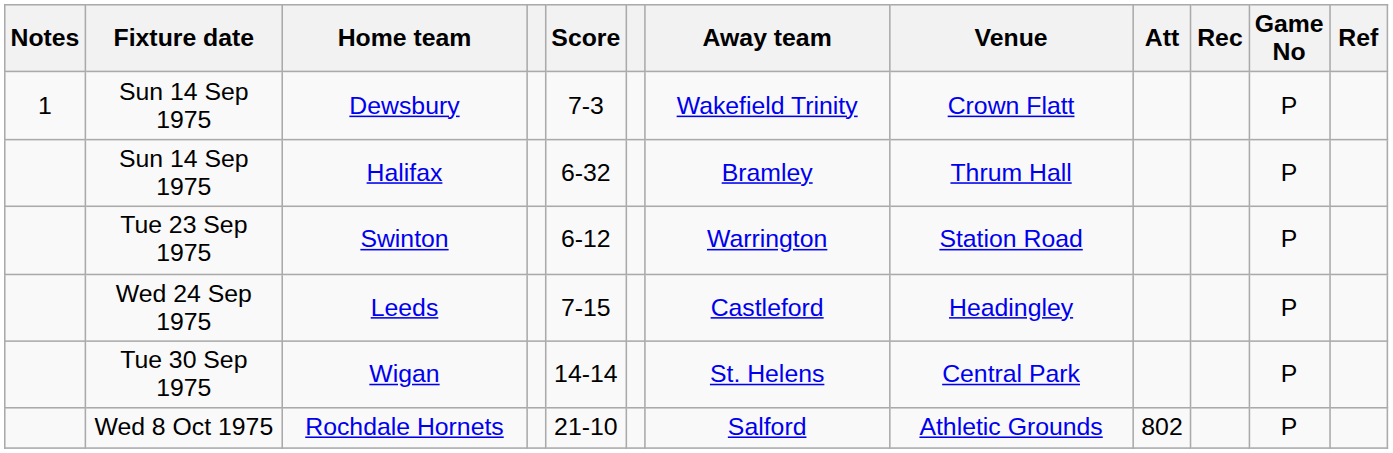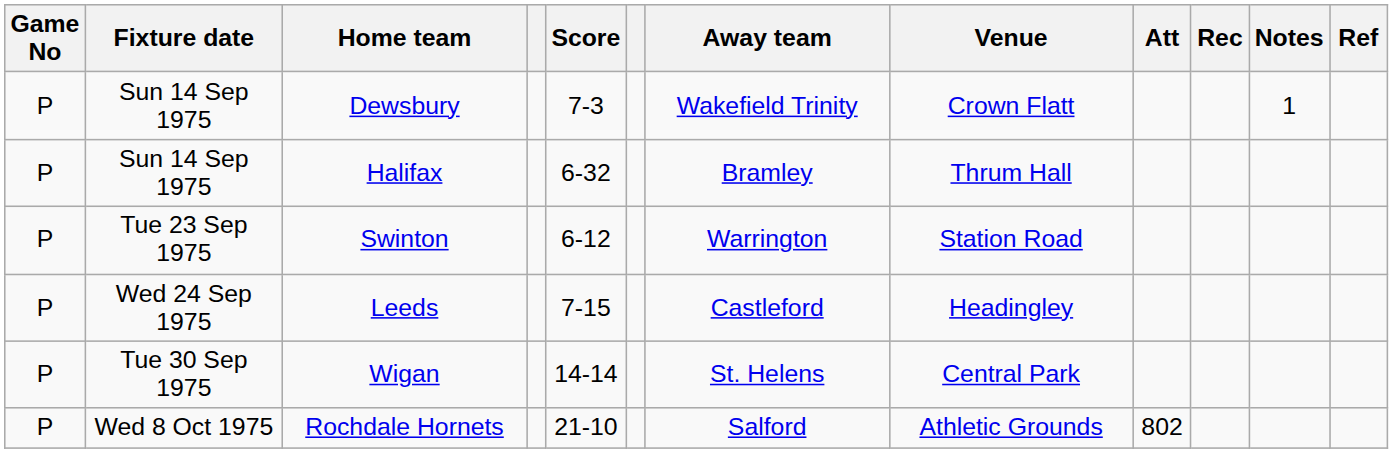columns swapped: (1289, 38) <-> (45, 38)
